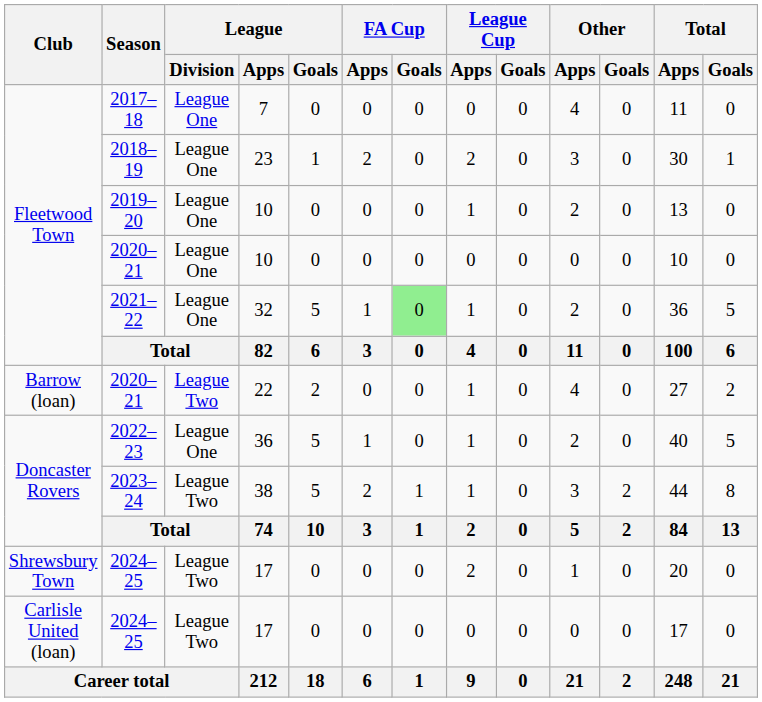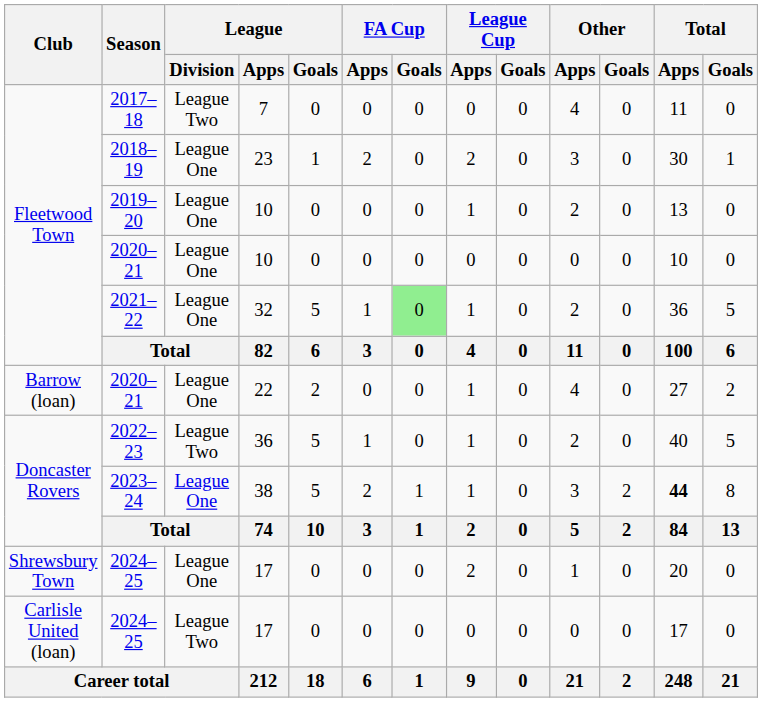(202, 109) League One -> (202, 109) League Two
(202, 390) League Two -> (202, 390) League One
(202, 440) League One -> (202, 440) League Two
(202, 491) League Two -> (202, 491) League One
(679, 491) normal -> (679, 491) bold
(202, 570) League Two -> (202, 570) League One
